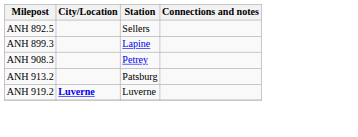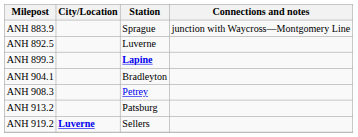+ row: (30, 28)
(136, 28) Sellers -> (139, 44) Luverne
(136, 44) normal -> (137, 60) bold
+ row: (30, 76)
(139, 92) Luverne -> (136, 124) Sellers
